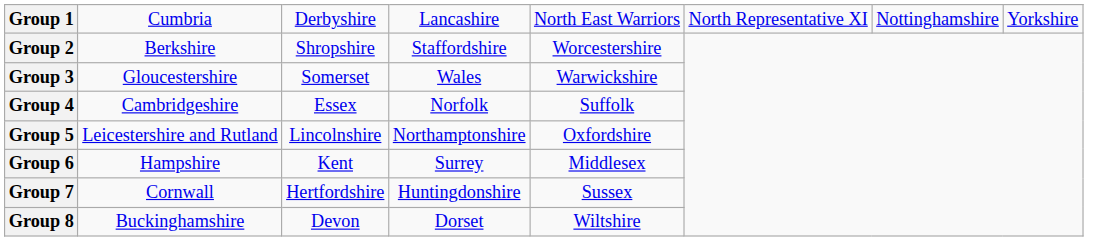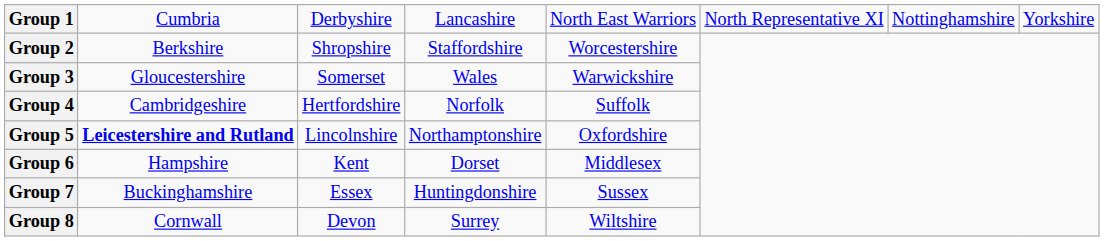(335, 105) Essex -> (351, 105) Hertfordshire
(180, 134) normal -> (188, 134) bold
(459, 163) Surrey -> (475, 163) Dorset
(180, 192) Cornwall -> (188, 192) Buckinghamshire
(335, 192) Hertfordshire -> (351, 192) Essex
(180, 221) Buckinghamshire -> (188, 221) Cornwall
(459, 221) Dorset -> (475, 221) Surrey
